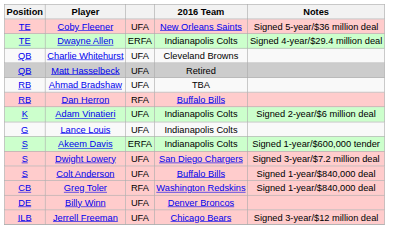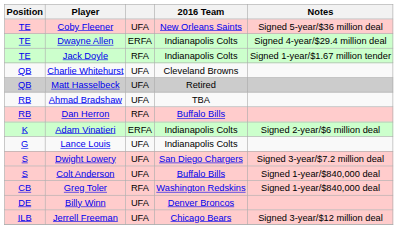+ row: (85, 56)
(140, 115) UFA -> (140, 129) ERFA
- row: (85, 144)
